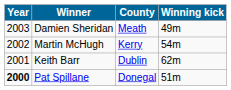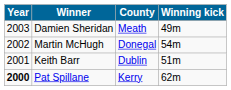(130, 45) Kerry -> (137, 45) Donegal
(171, 61) 62m -> (171, 61) 51m
(137, 77) Donegal -> (130, 77) Kerry
(171, 77) 51m -> (171, 77) 62m
